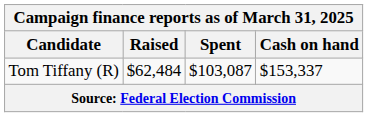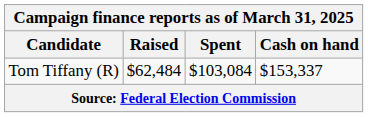(221, 71) $103,087 -> (221, 71) $103,084
